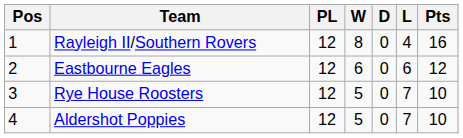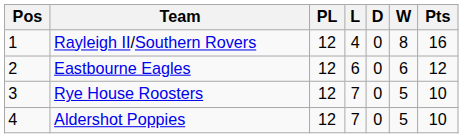columns swapped: (358, 17) <-> (407, 17)
